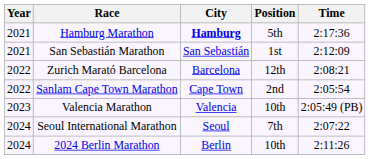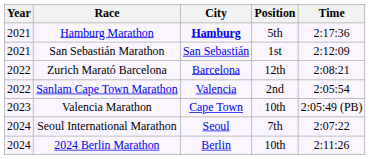(216, 88) Cape Town -> (216, 88) Valencia
(216, 107) Valencia -> (216, 107) Cape Town
